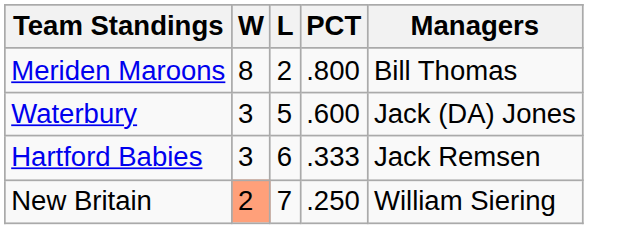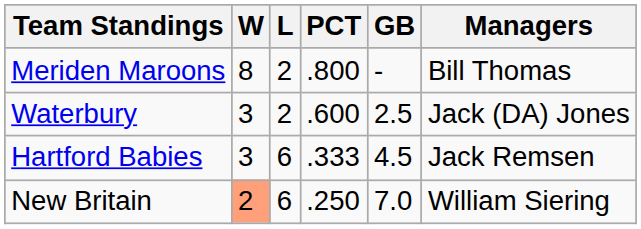+ column: (395, 26)
(284, 113) 5 -> (284, 113) 2
(284, 200) 7 -> (284, 200) 6
